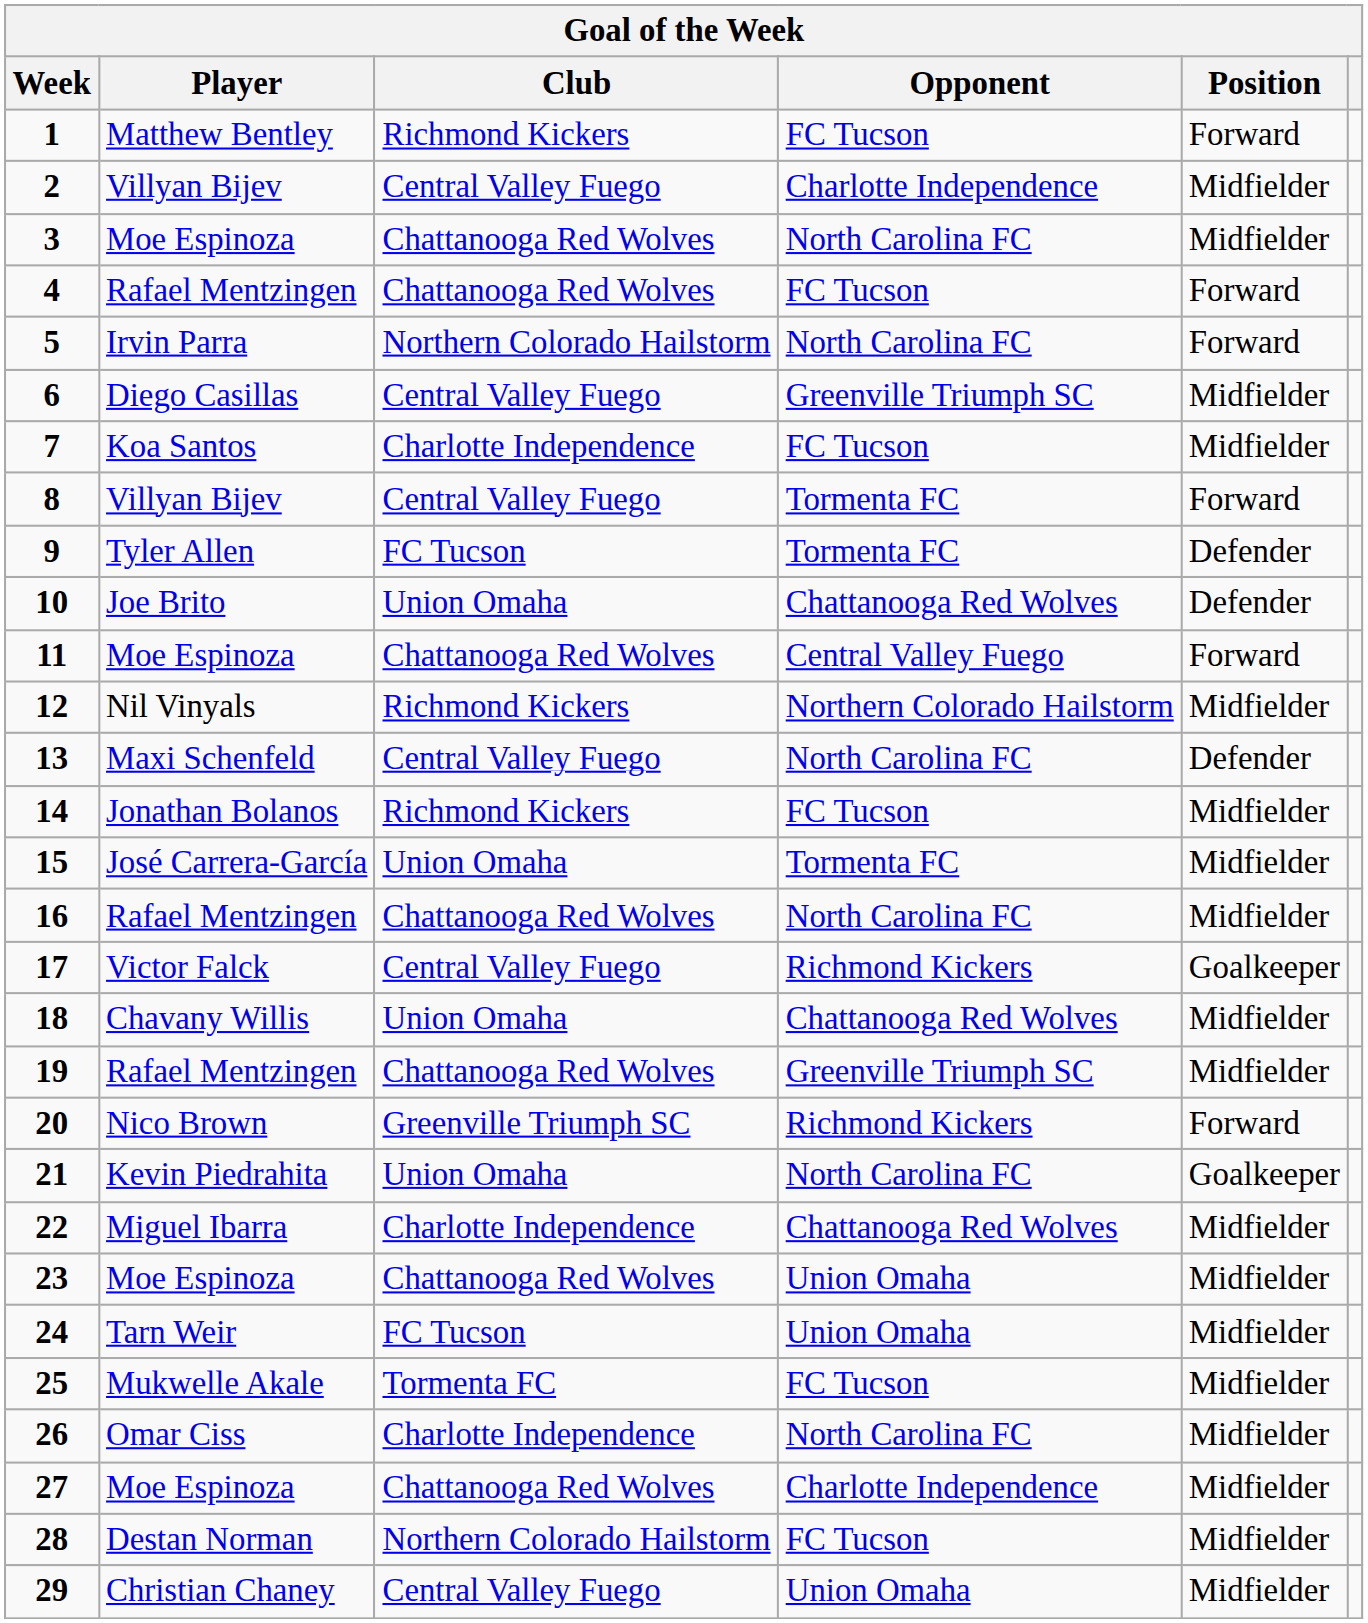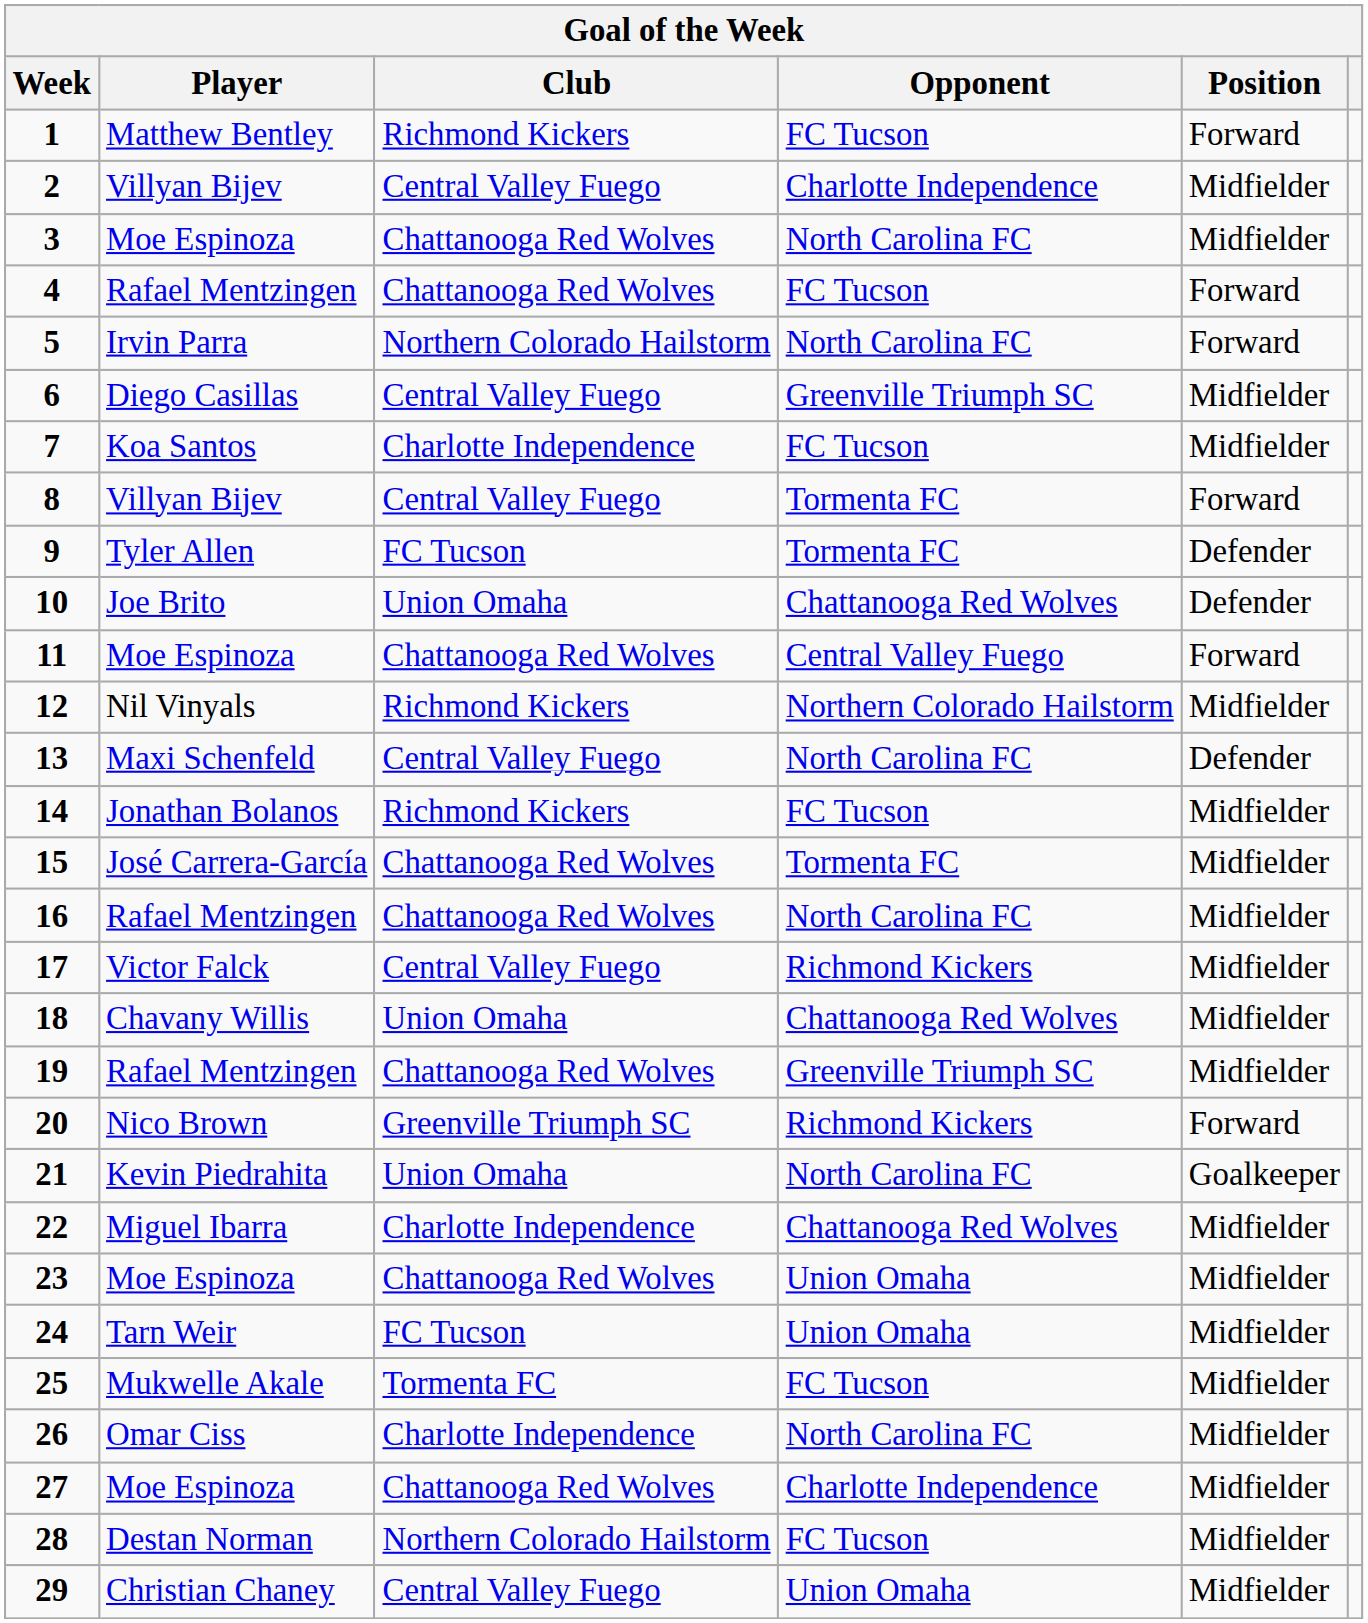(475, 862) Union Omaha -> (549, 862) Chattanooga Red Wolves
(1264, 966) Goalkeeper -> (1259, 966) Midfielder
